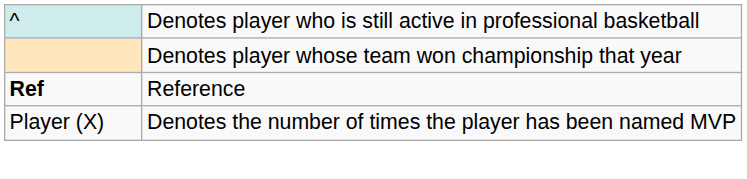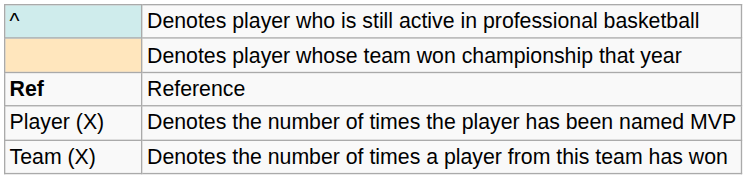+ row: (53, 156)
